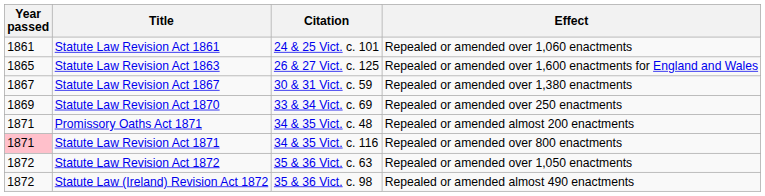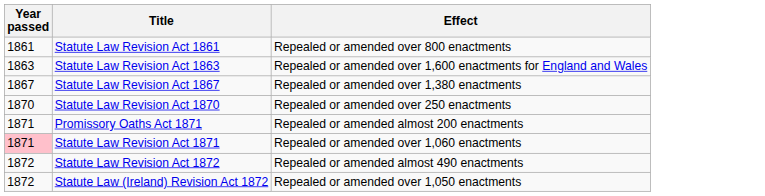- column: (327, 20)
(508, 47) Repealed or amended over 1,060 enactments -> (393, 47) Repealed or amended over 800 enactments
(21, 66) 1865 -> (21, 66) 1863
(21, 104) 1869 -> (21, 104) 1870
(503, 143) Repealed or amended over 800 enactments -> (398, 143) Repealed or amended over 1,060 enactments
(508, 162) Repealed or amended over 1,050 enactments -> (399, 162) Repealed or amended almost 490 enactments
(509, 182) Repealed or amended almost 490 enactments -> (398, 182) Repealed or amended over 1,050 enactments
